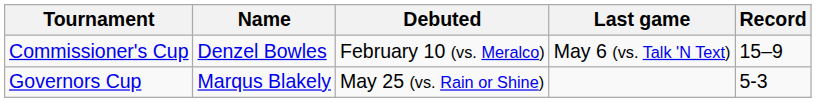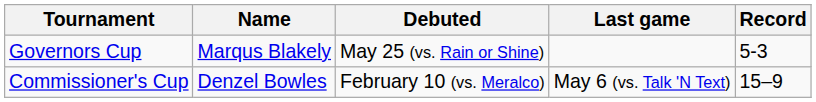rows swapped: (99, 50) <-> (75, 81)
